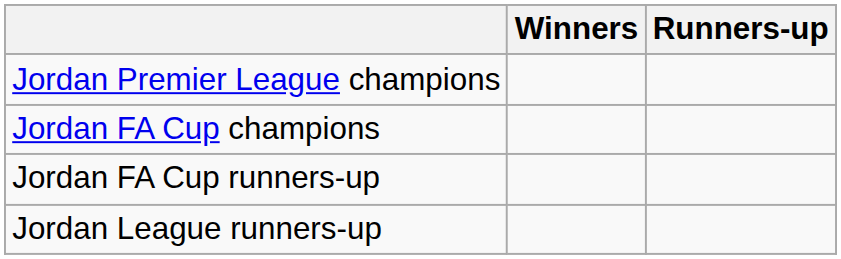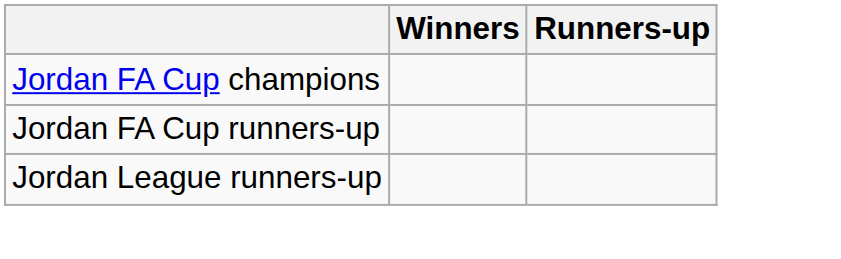- row: (256, 79)
